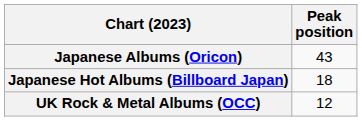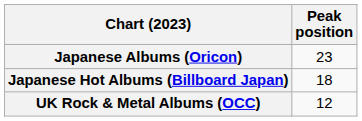(324, 56) 43 -> (324, 56) 23
